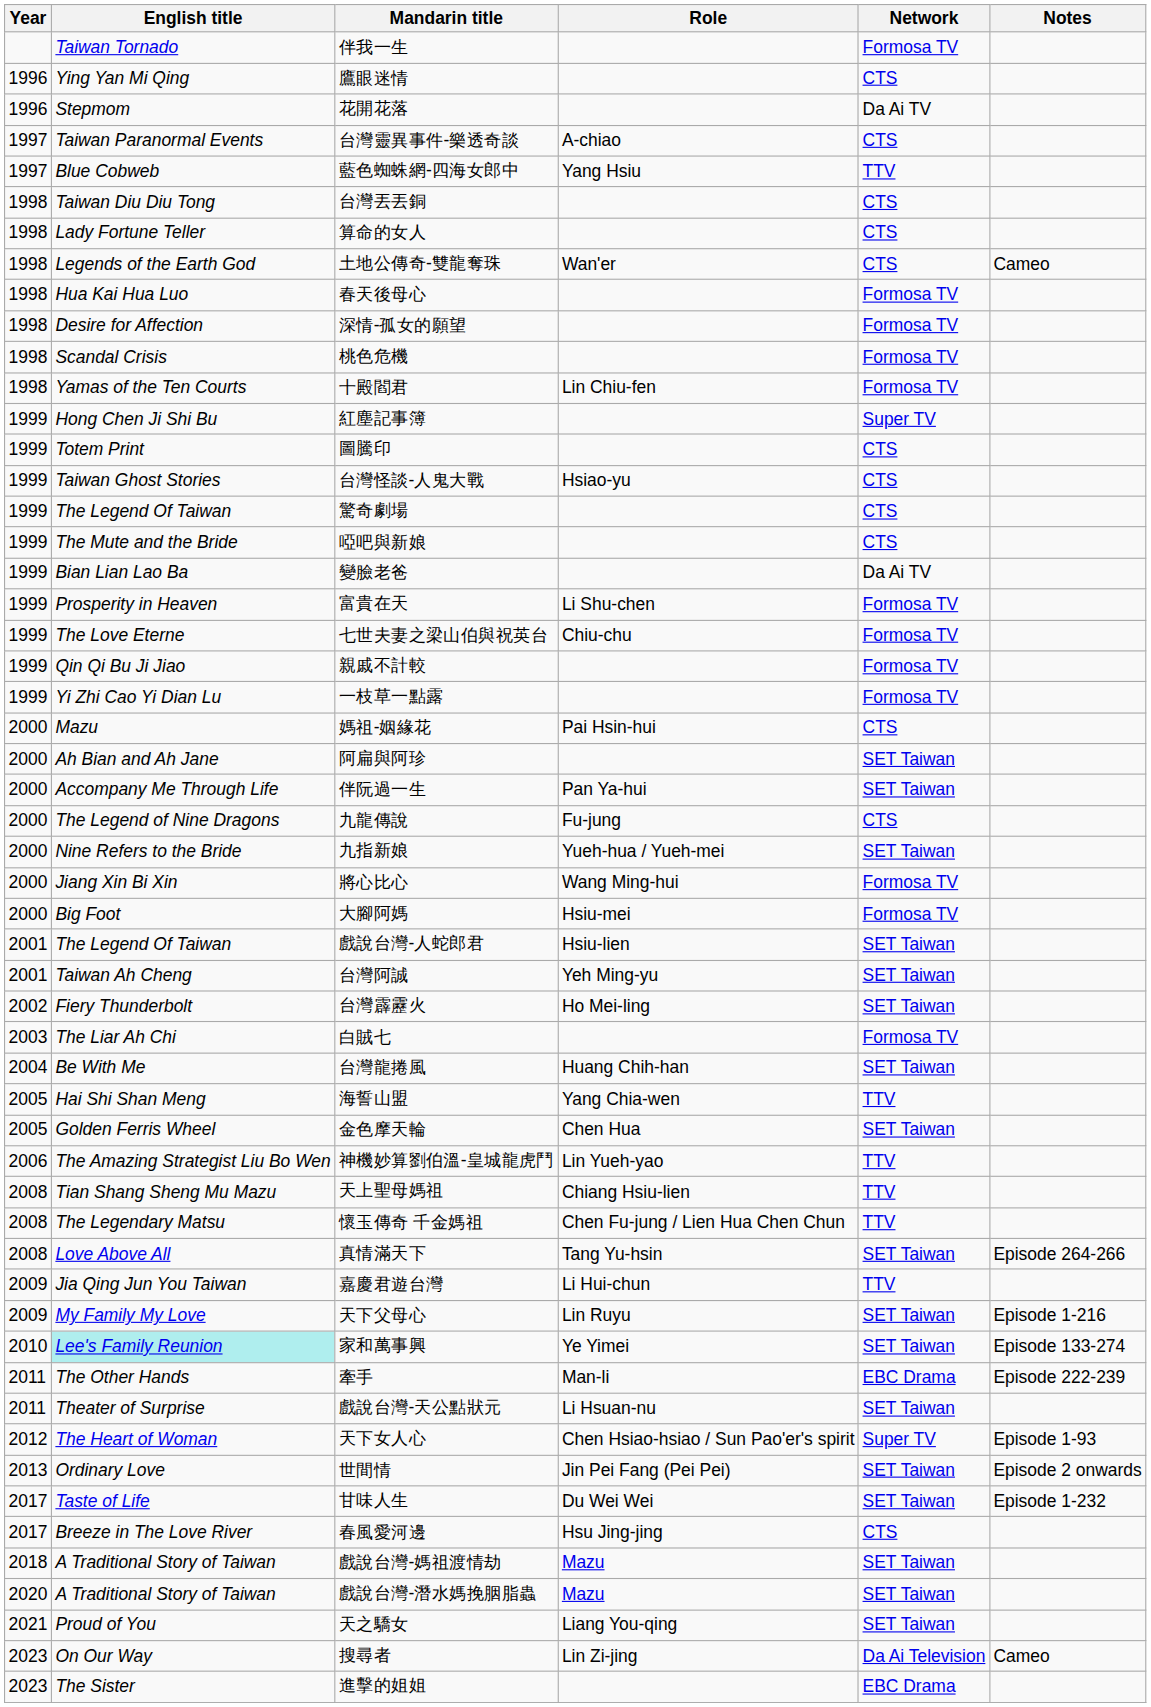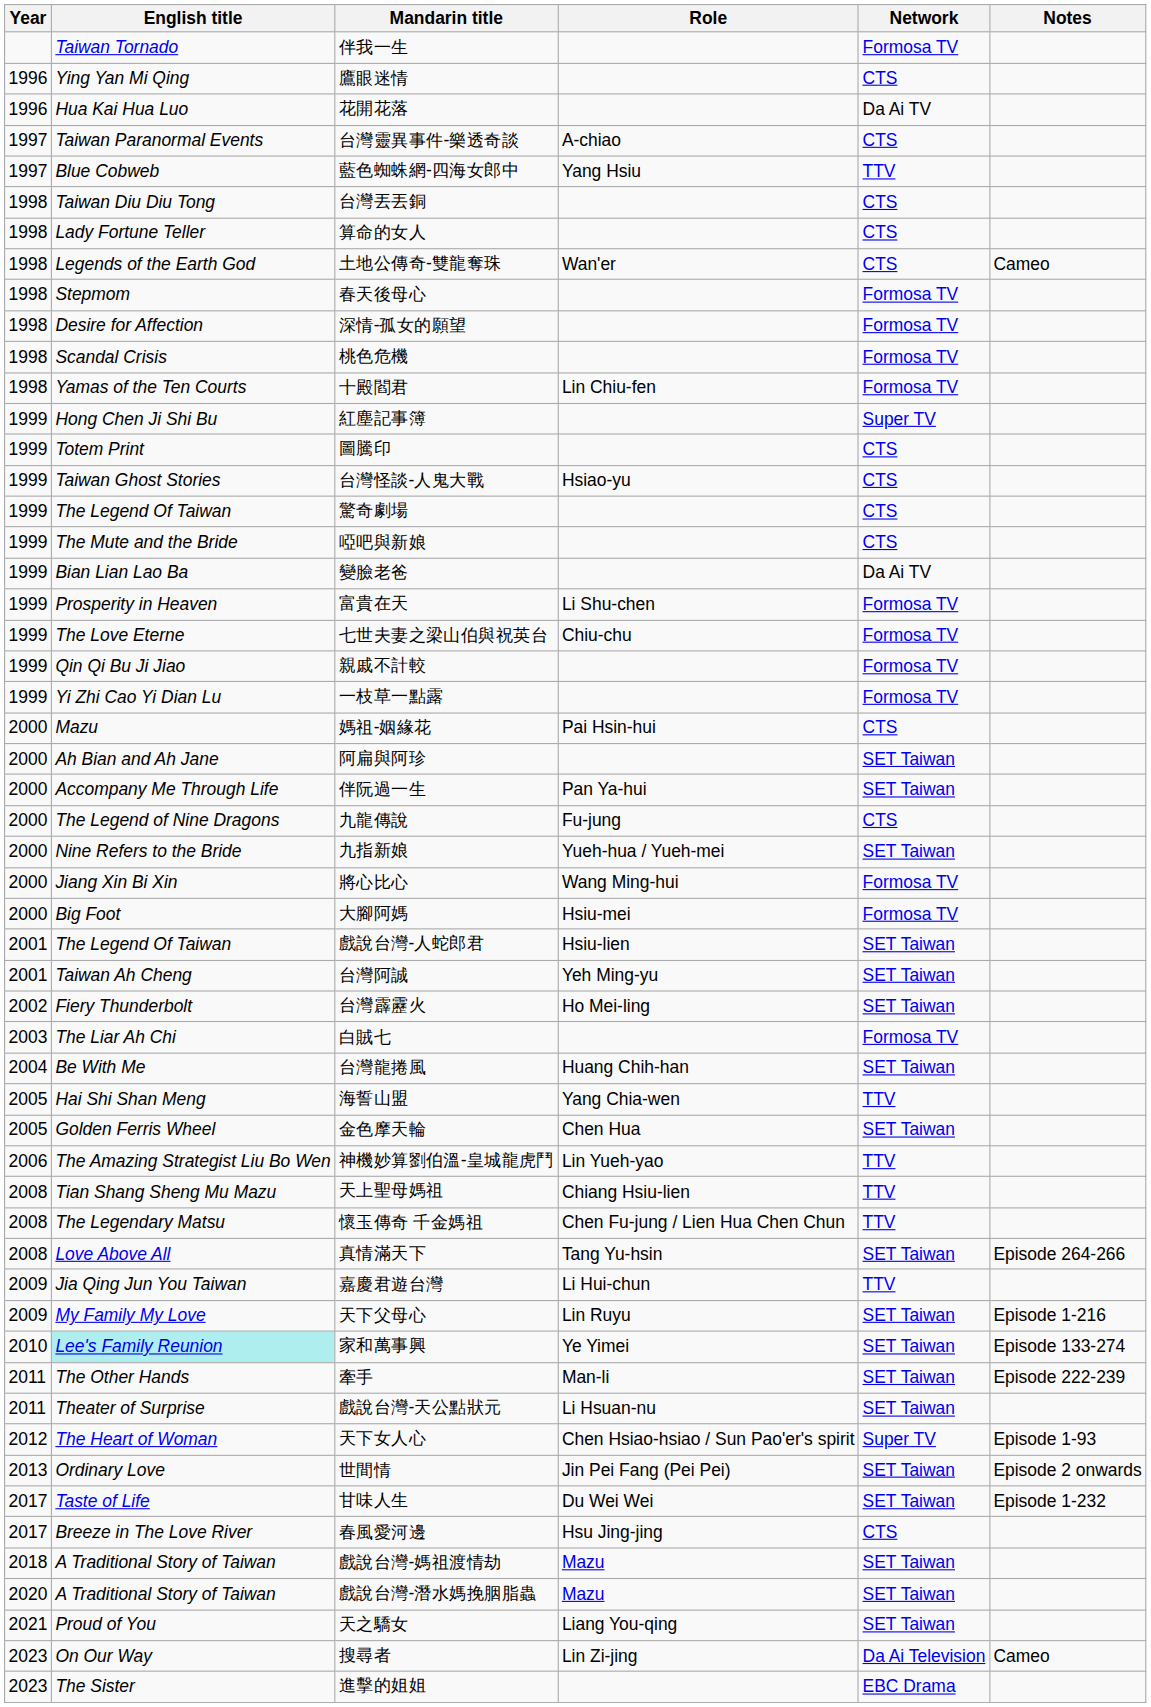(93, 109) Stepmom -> (122, 109) Hua Kai Hua Luo
(122, 295) Hua Kai Hua Luo -> (93, 295) Stepmom
(909, 1377) EBC Drama -> (909, 1377) SET Taiwan
